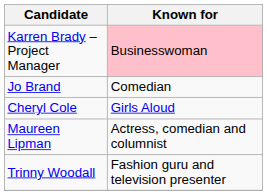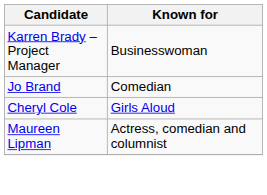(159, 51) pink background -> (159, 51) no background
- row: (51, 172)
